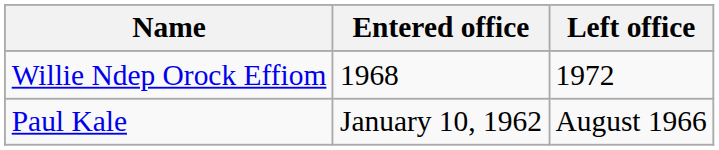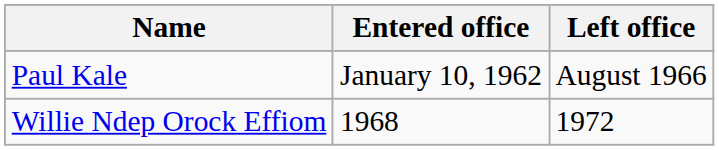rows swapped: (69, 121) <-> (169, 74)
